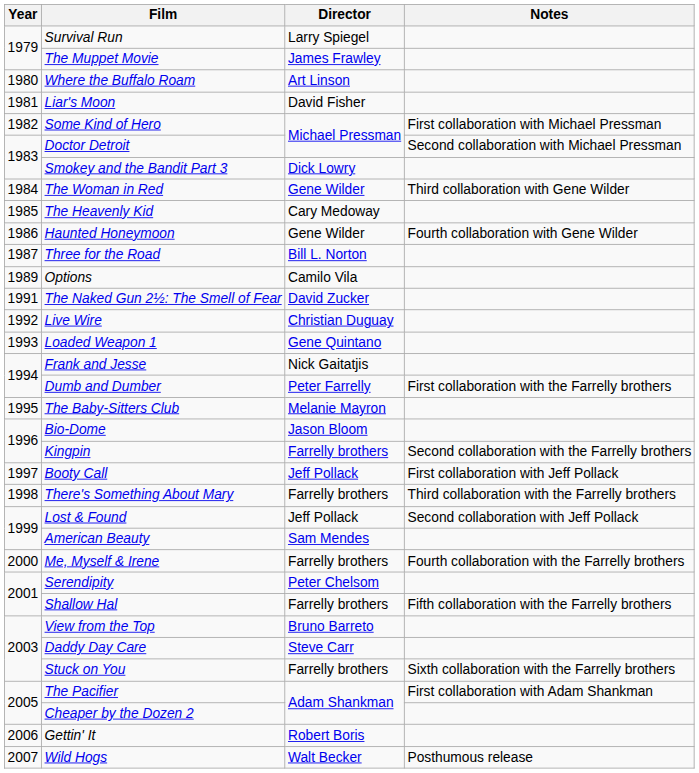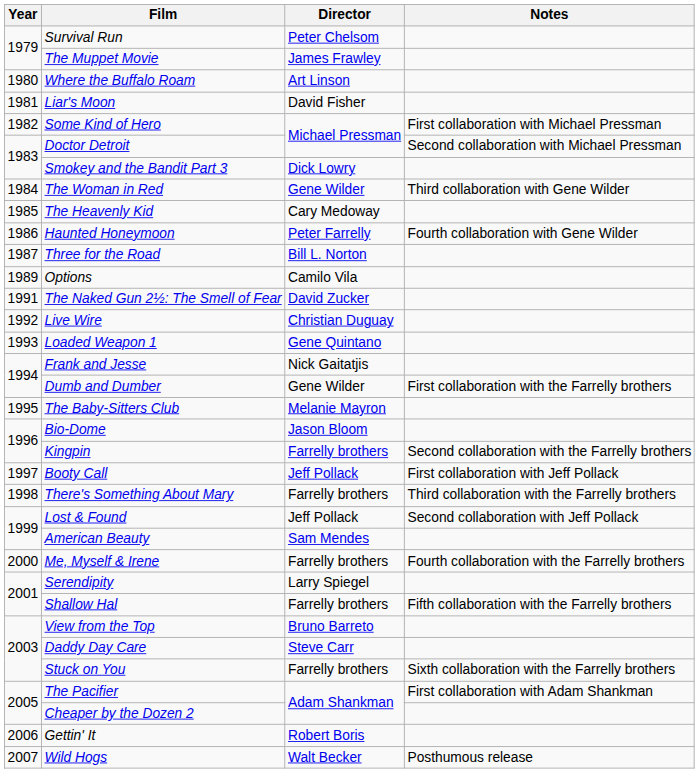(329, 37) Larry Spiegel -> (333, 37) Peter Chelsom
(326, 233) Gene Wilder -> (329, 233) Peter Farrelly
(329, 386) Peter Farrelly -> (326, 386) Gene Wilder
(333, 582) Peter Chelsom -> (329, 582) Larry Spiegel
